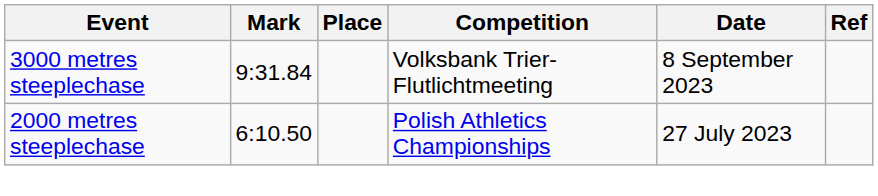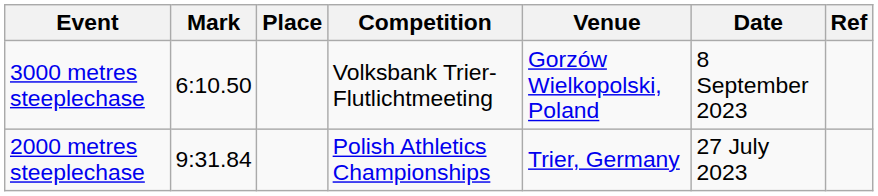+ column: (607, 22)
(274, 71) 9:31.84 -> (214, 84) 6:10.50
(274, 133) 6:10.50 -> (214, 159) 9:31.84
